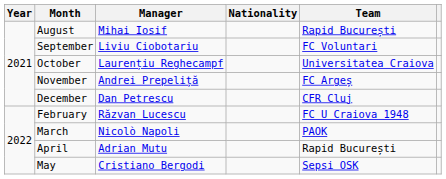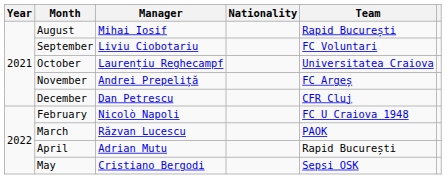(142, 115) Răzvan Lucescu -> (139, 115) Nicolò Napoli
(139, 132) Nicolò Napoli -> (142, 132) Răzvan Lucescu
